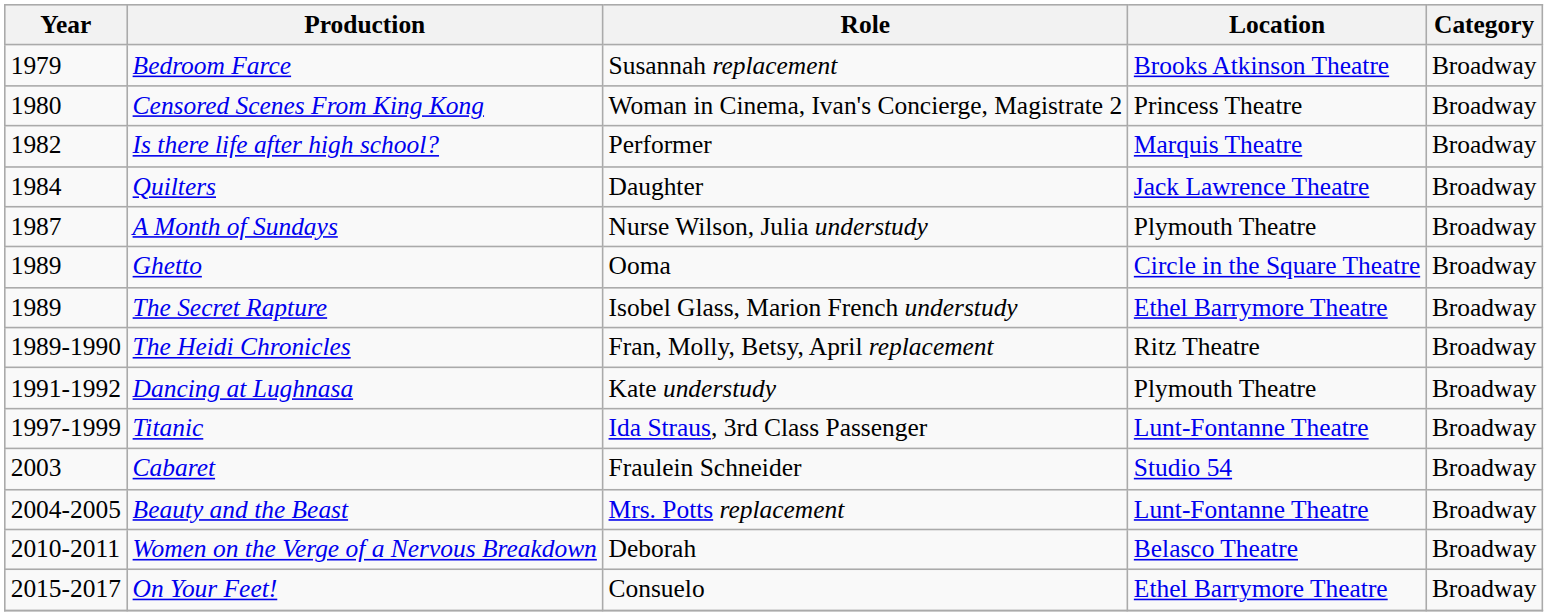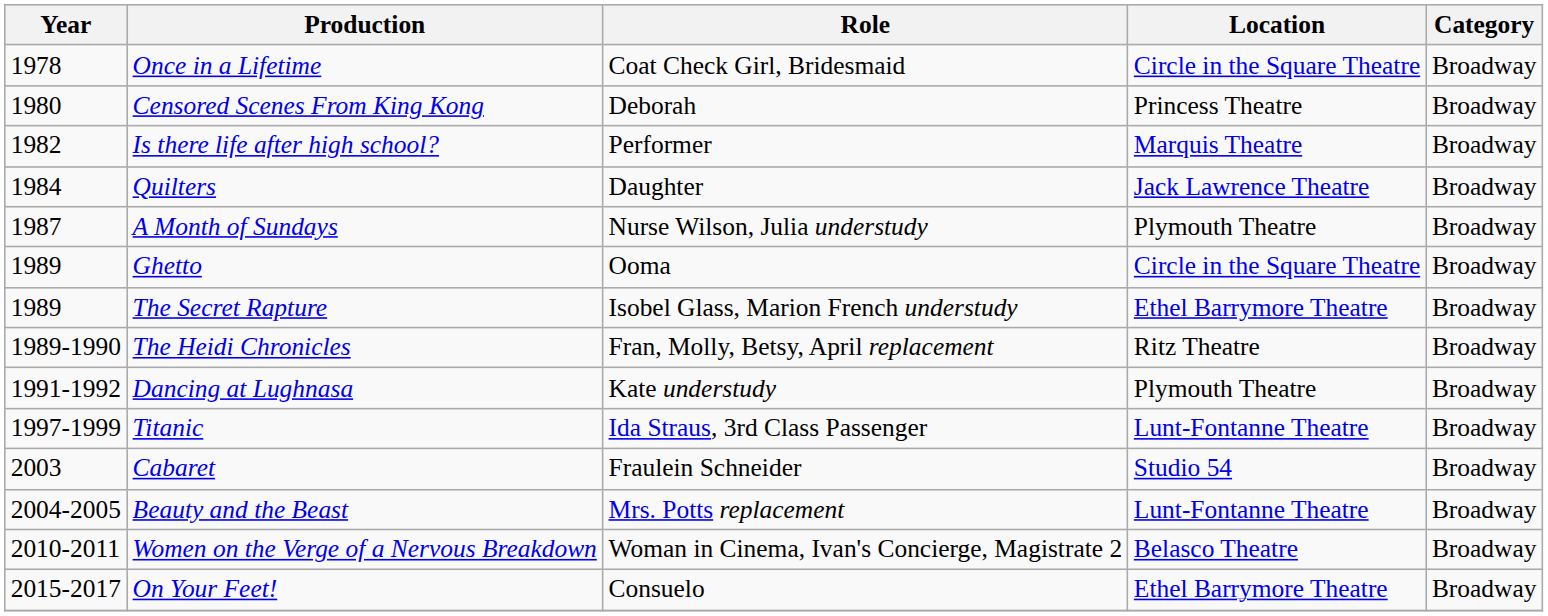+ row: (227, 65)
- row: (212, 65)
(865, 105) Woman in Cinema, Ivan's Concierge, Magistrate 2 -> (652, 105) Deborah
(652, 549) Deborah -> (865, 549) Woman in Cinema, Ivan's Concierge, Magistrate 2
